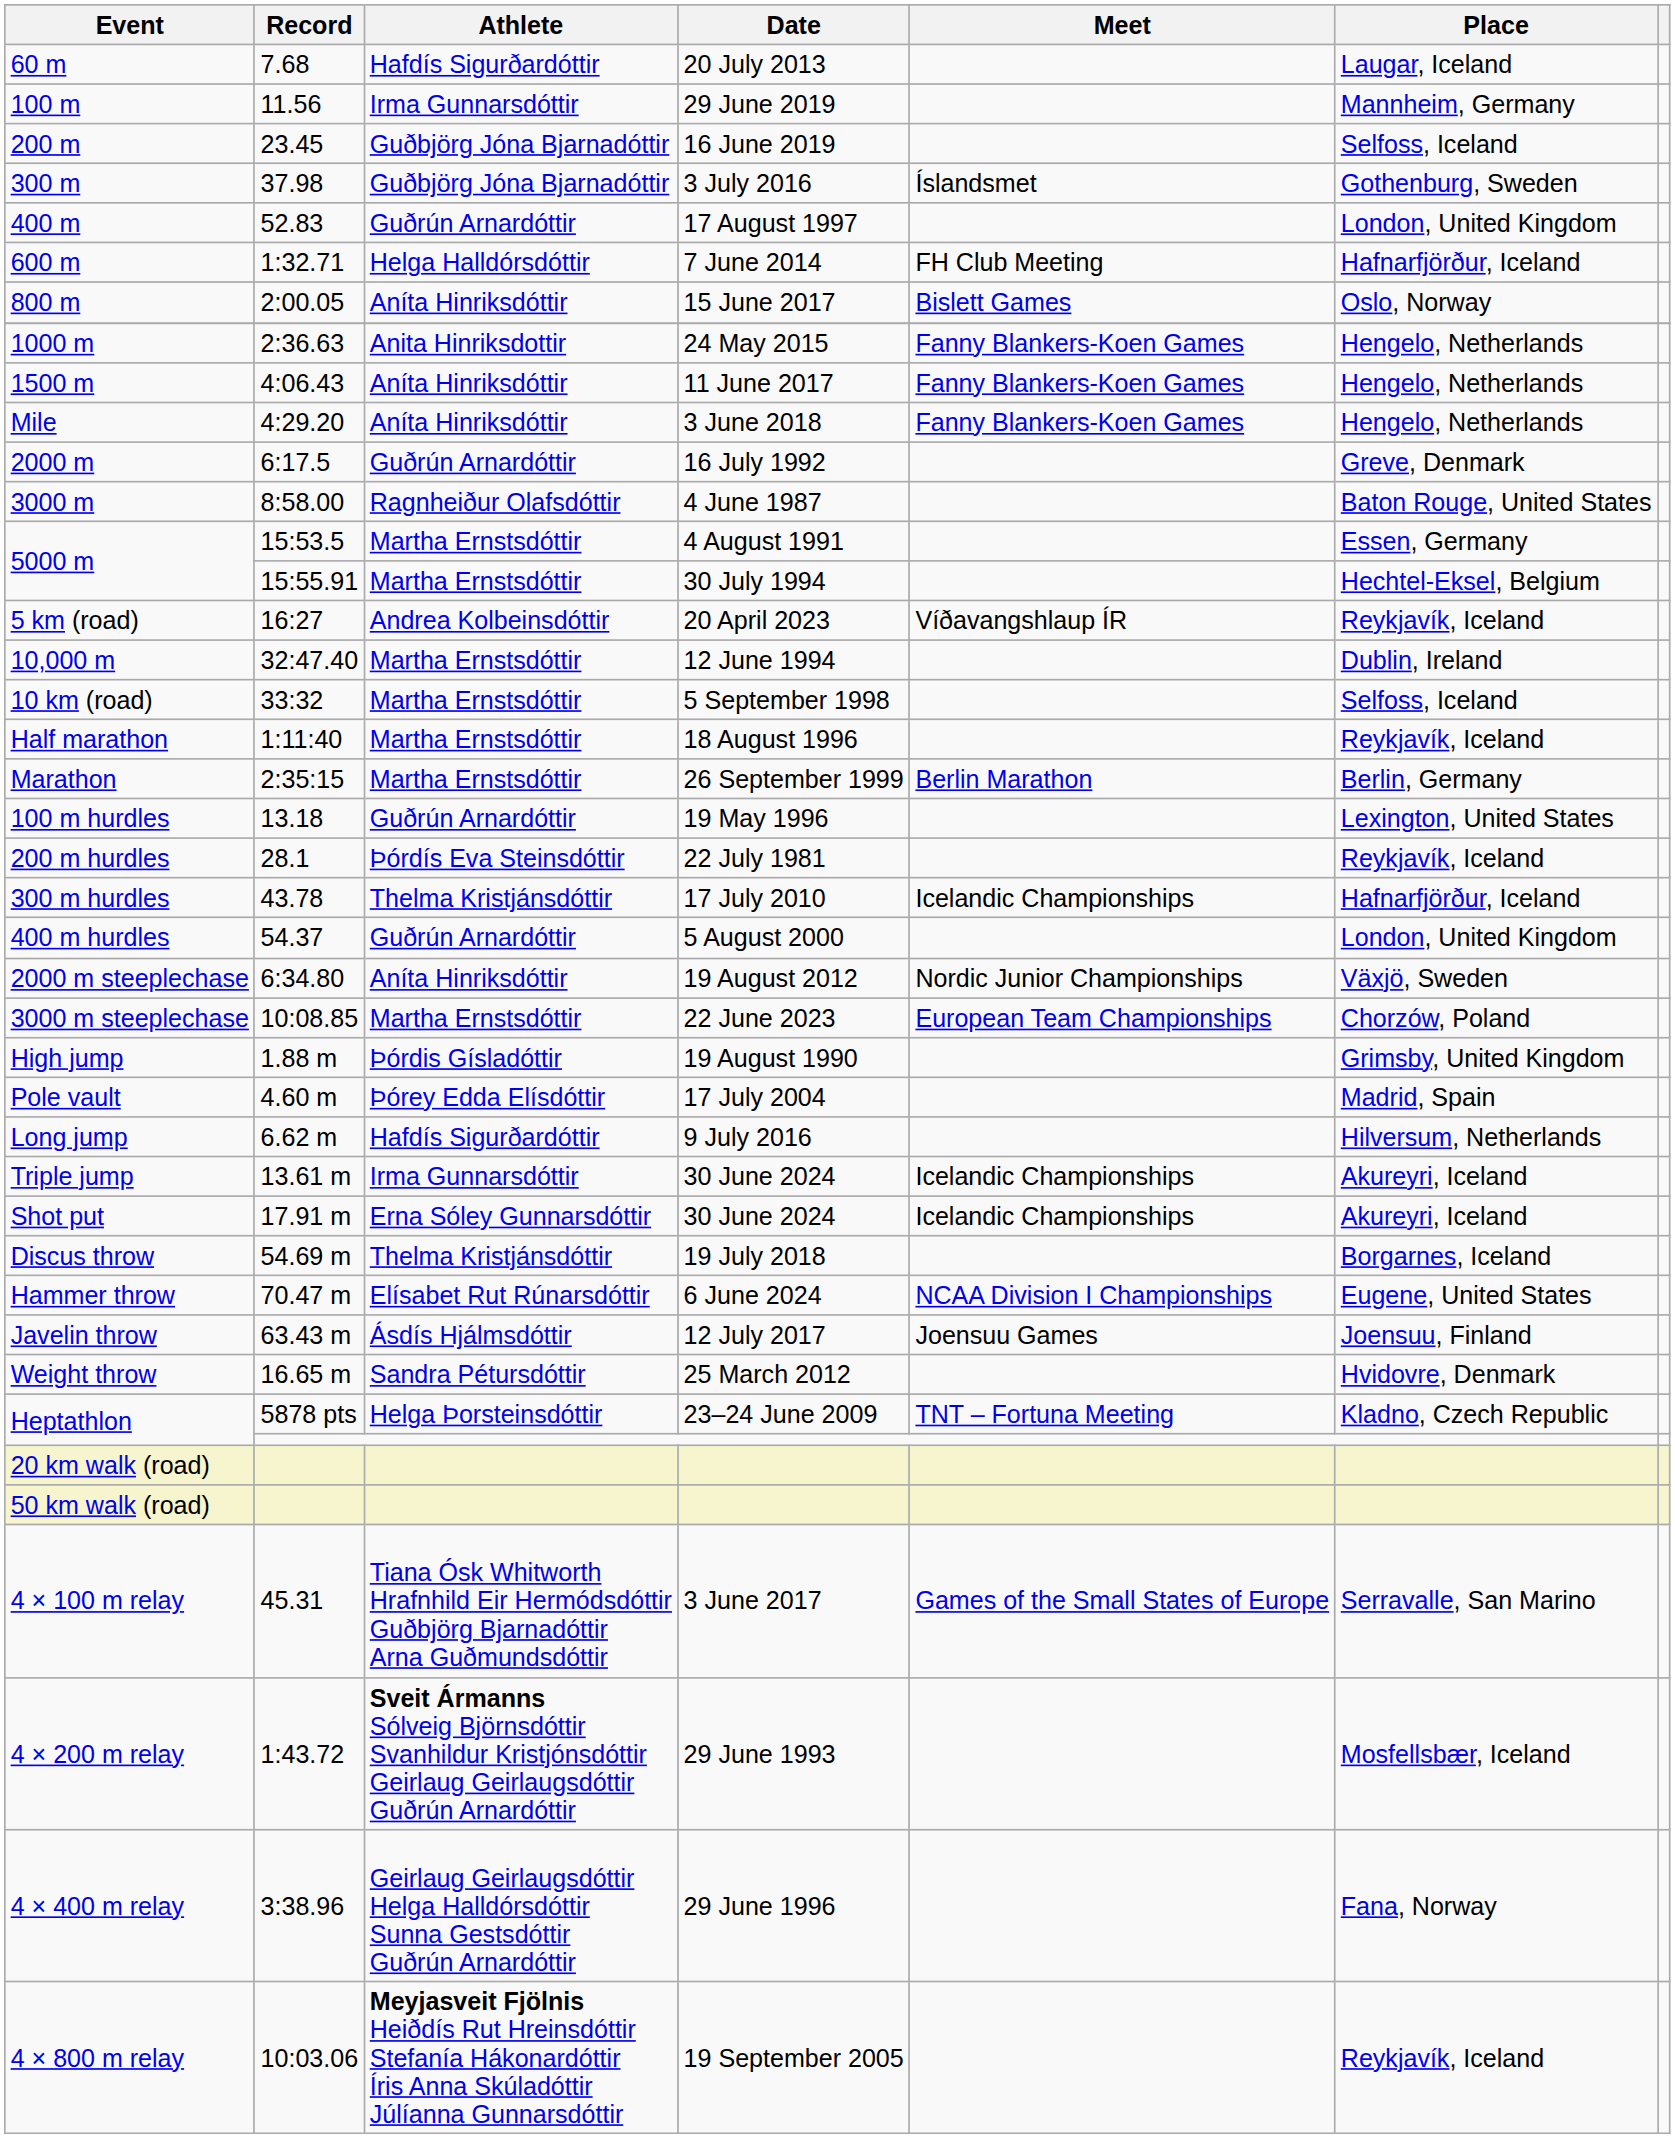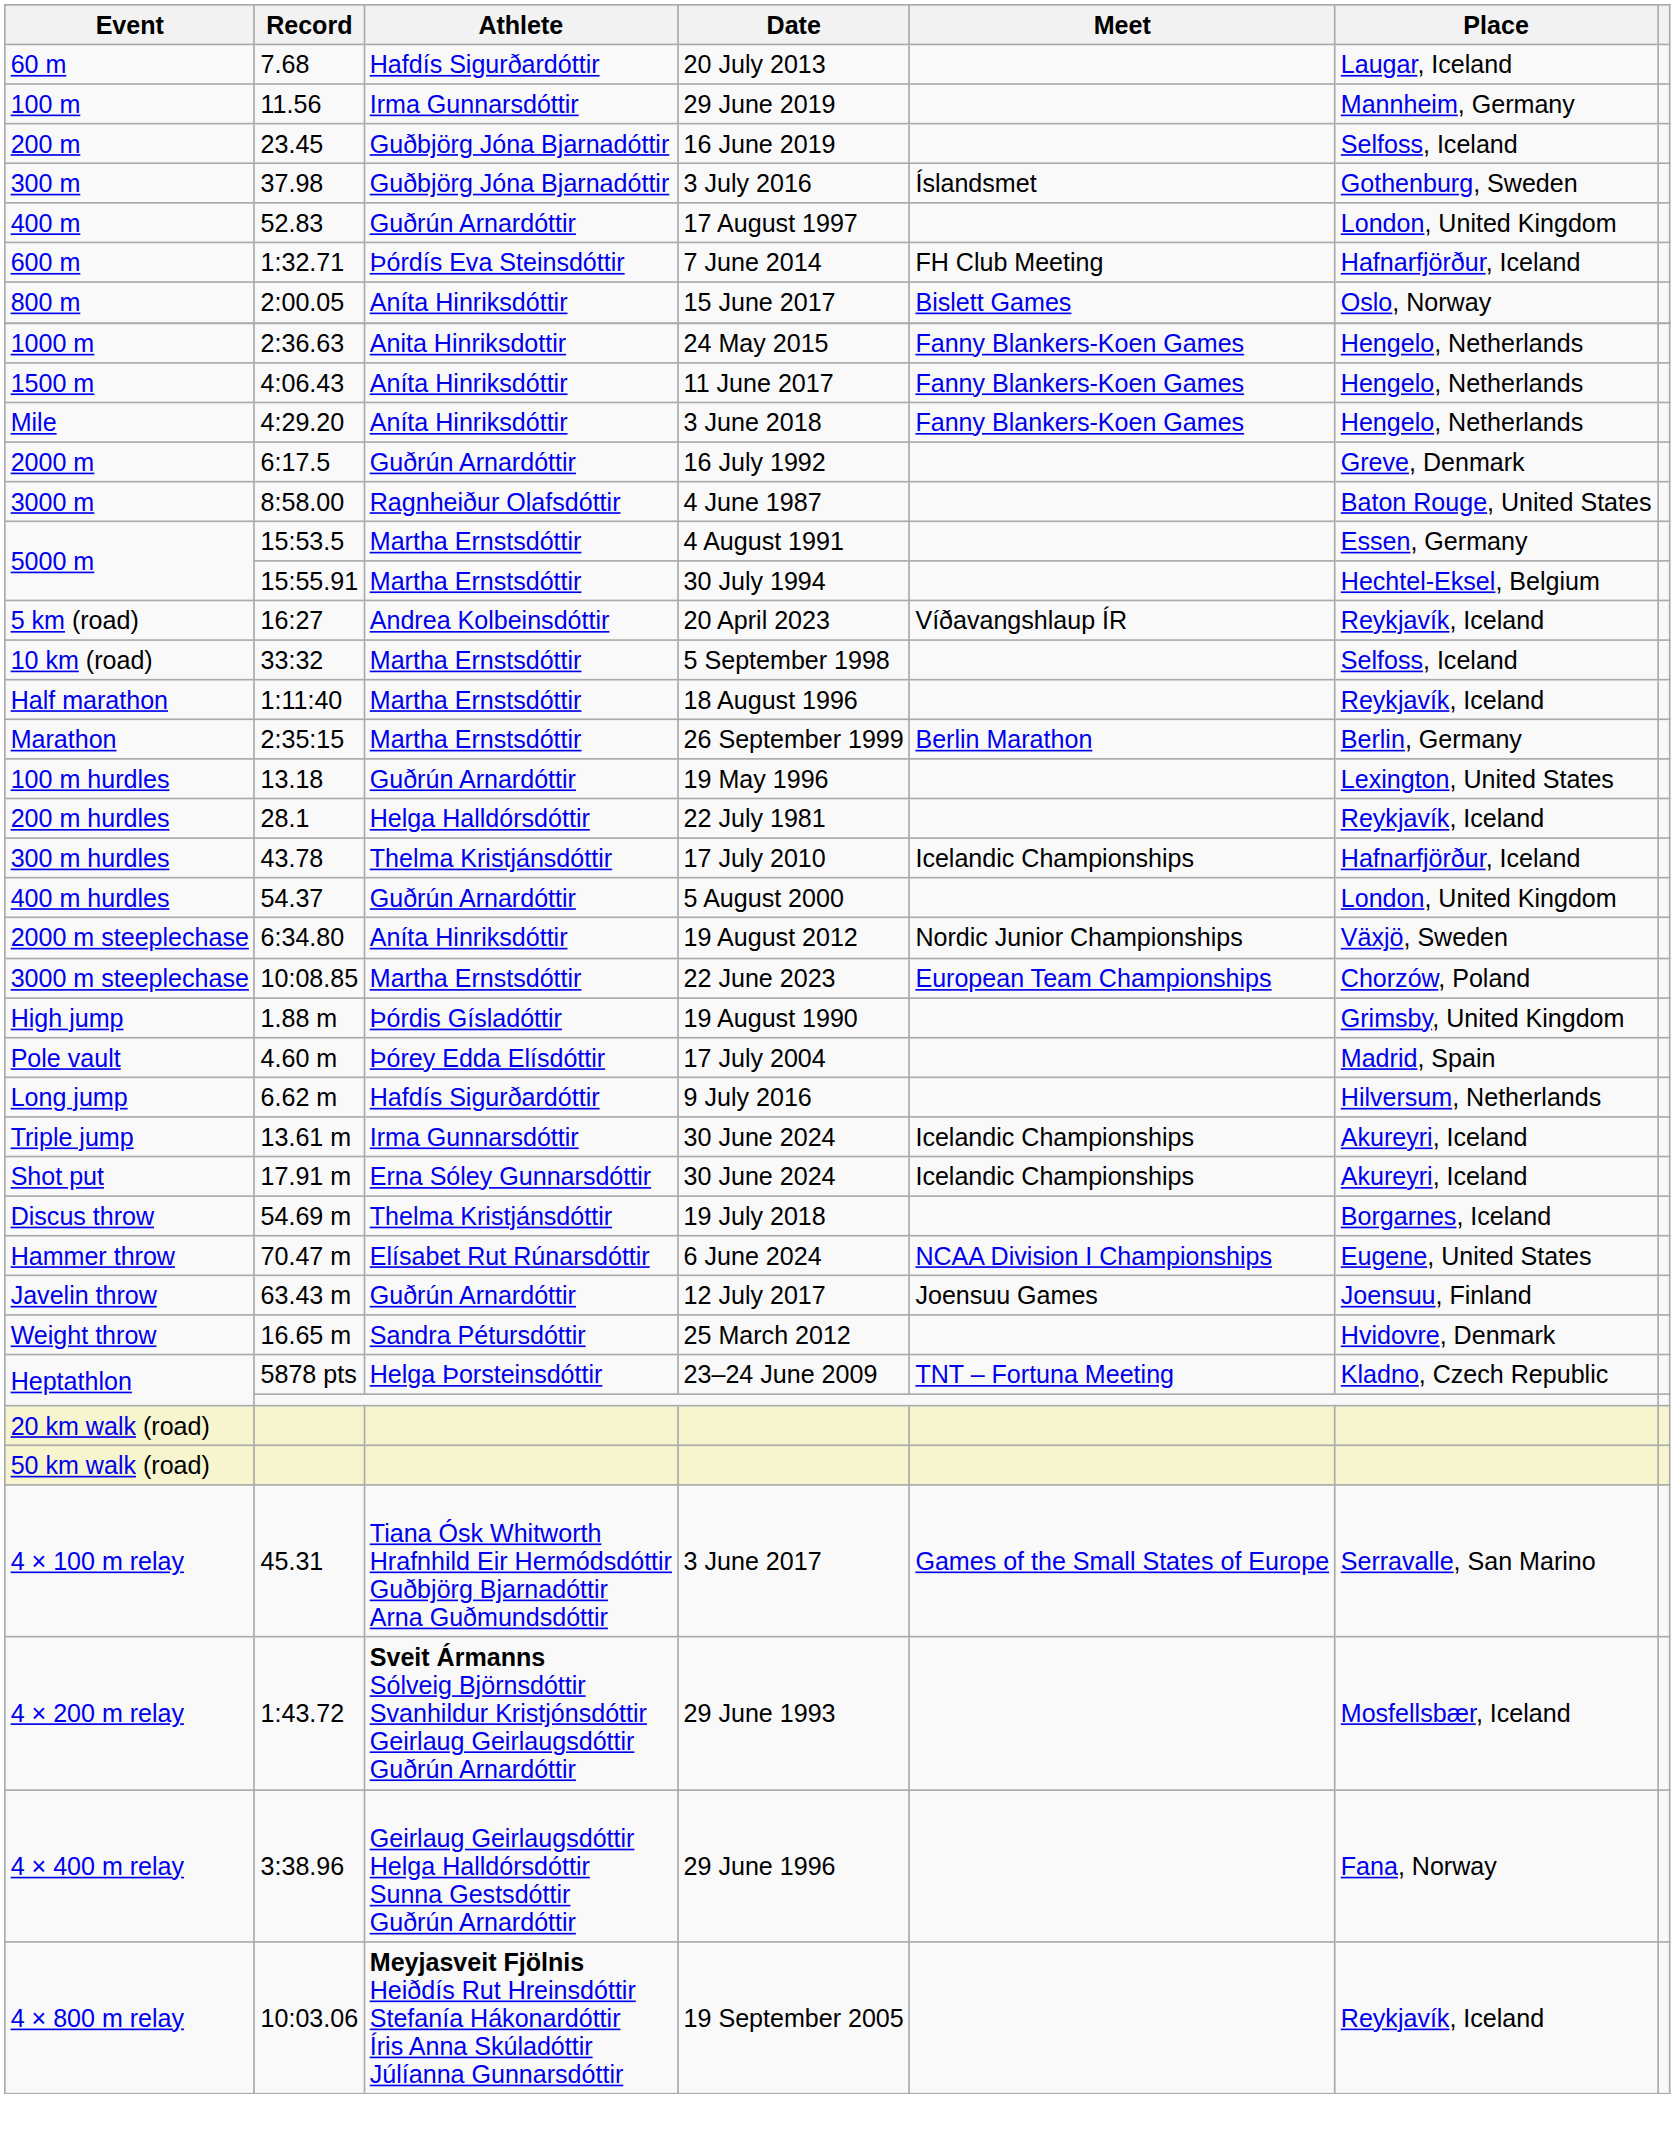(480, 263) Helga Halldórsdóttir -> (497, 263) Þórdís Eva Steinsdóttir
- row: (63, 660)
(497, 859) Þórdís Eva Steinsdóttir -> (480, 819) Helga Halldórsdóttir
(471, 1335) Ásdís Hjálmsdóttir -> (473, 1295) Guðrún Arnardóttir
